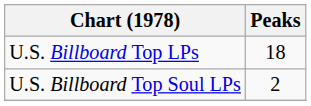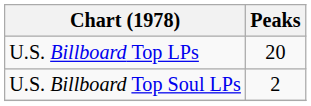(275, 52) 18 -> (275, 52) 20
